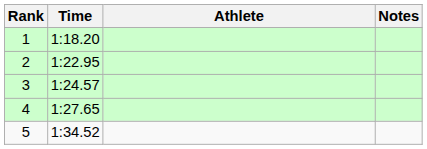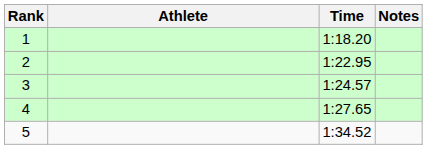columns swapped: (239, 16) <-> (75, 16)
